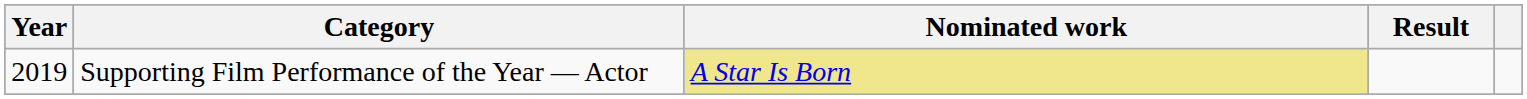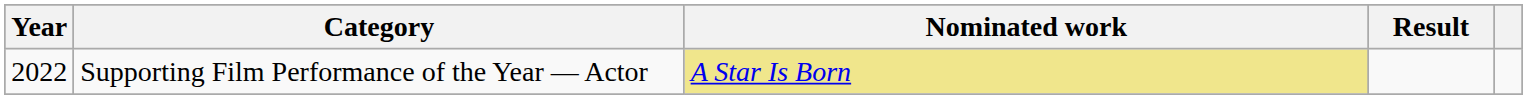(39, 71) 2019 -> (39, 71) 2022
